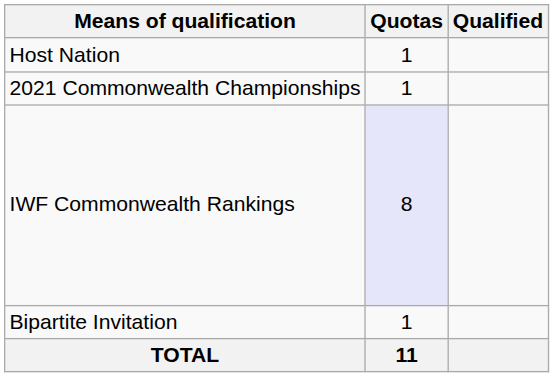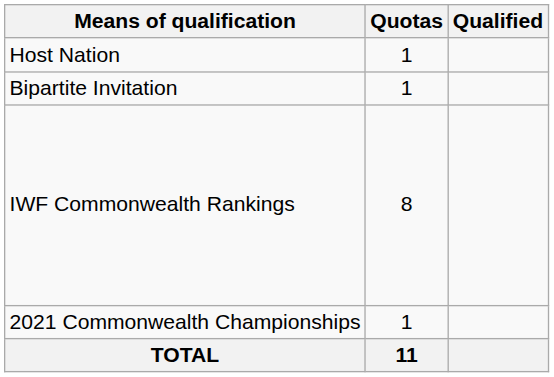rows swapped: (185, 88) <-> (93, 321)
(407, 204) lavender background -> (407, 204) no background
